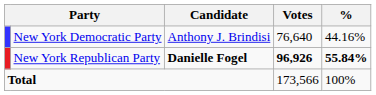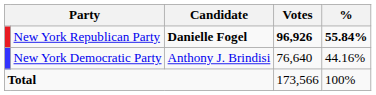rows swapped: (88, 37) <-> (87, 58)
